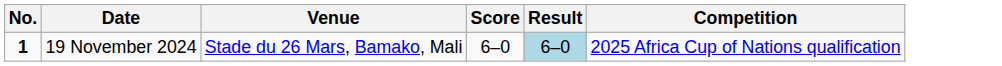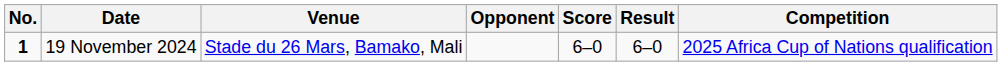+ column: (512, 18)
(555, 46) lightblue background -> (647, 46) no background
